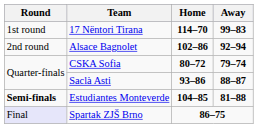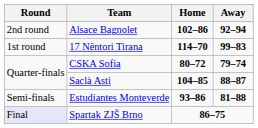rows swapped: (106, 30) <-> (103, 47)
(193, 81) 93–86 -> (193, 81) 104–85
(31, 98) bold -> (31, 98) normal
(193, 98) 104–85 -> (193, 98) 93–86
